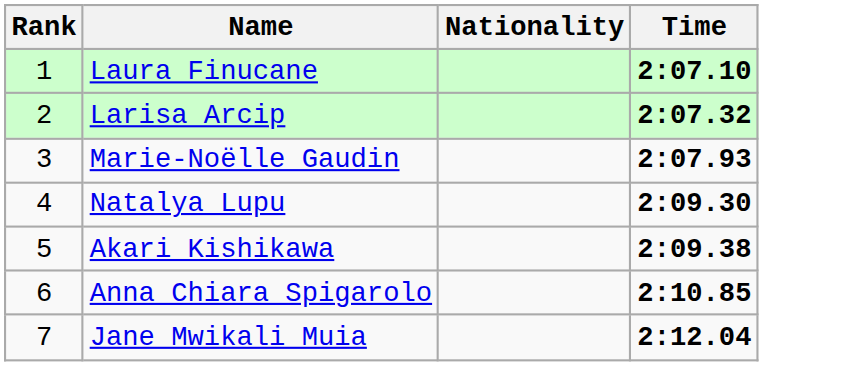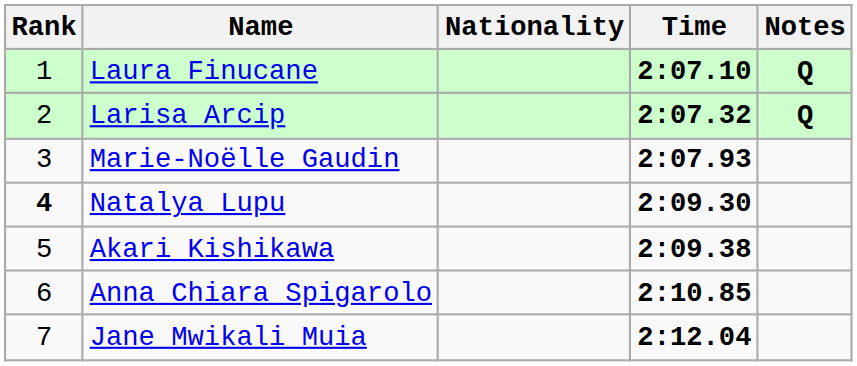+ column: (805, 27)
(44, 204) normal -> (44, 204) bold
